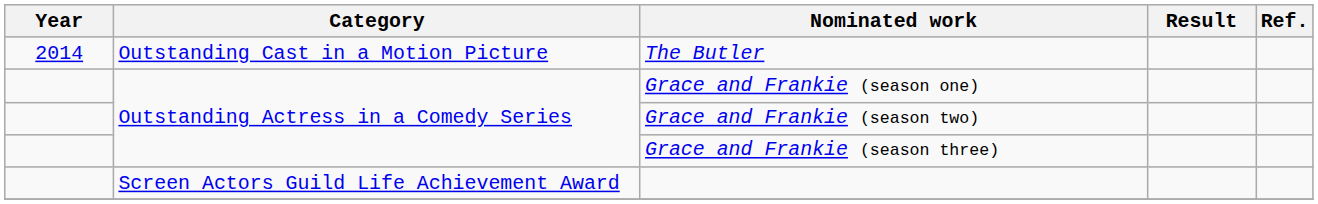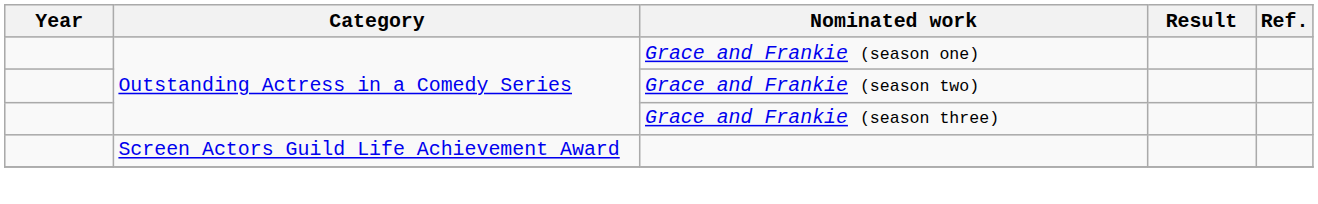- row: (333, 53)
